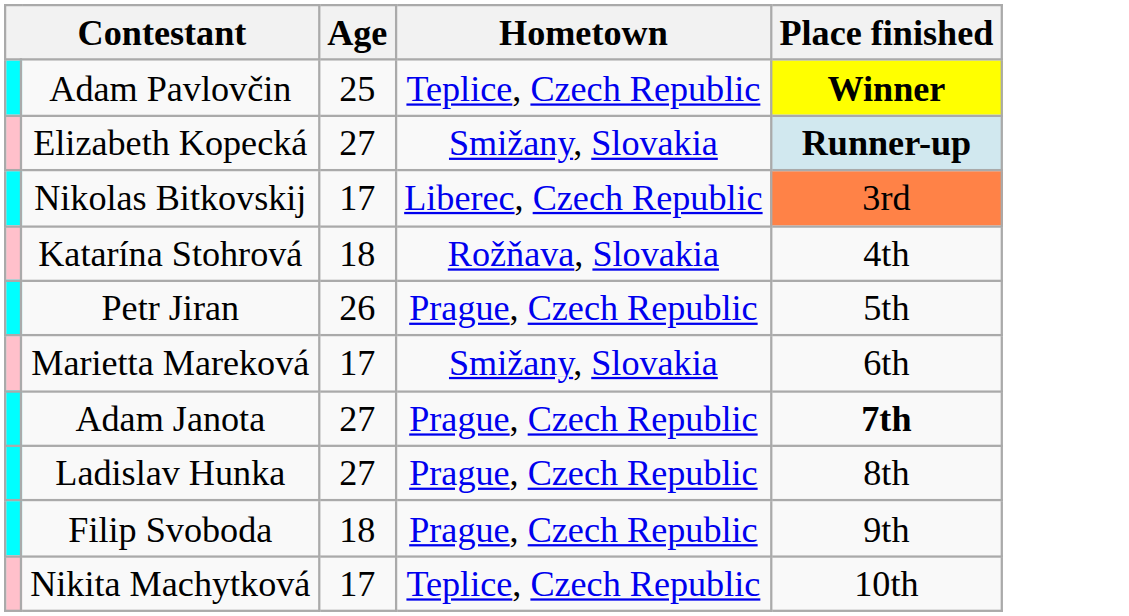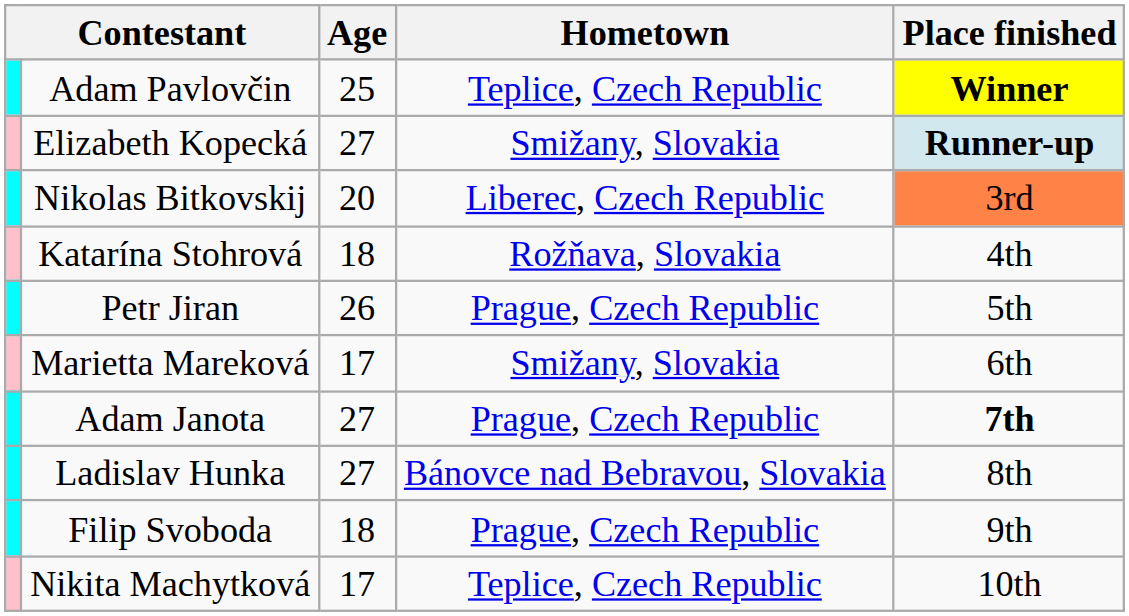(357, 198) 17 -> (357, 198) 20
(583, 473) Prague, Czech Republic -> (645, 473) Bánovce nad Bebravou, Slovakia
